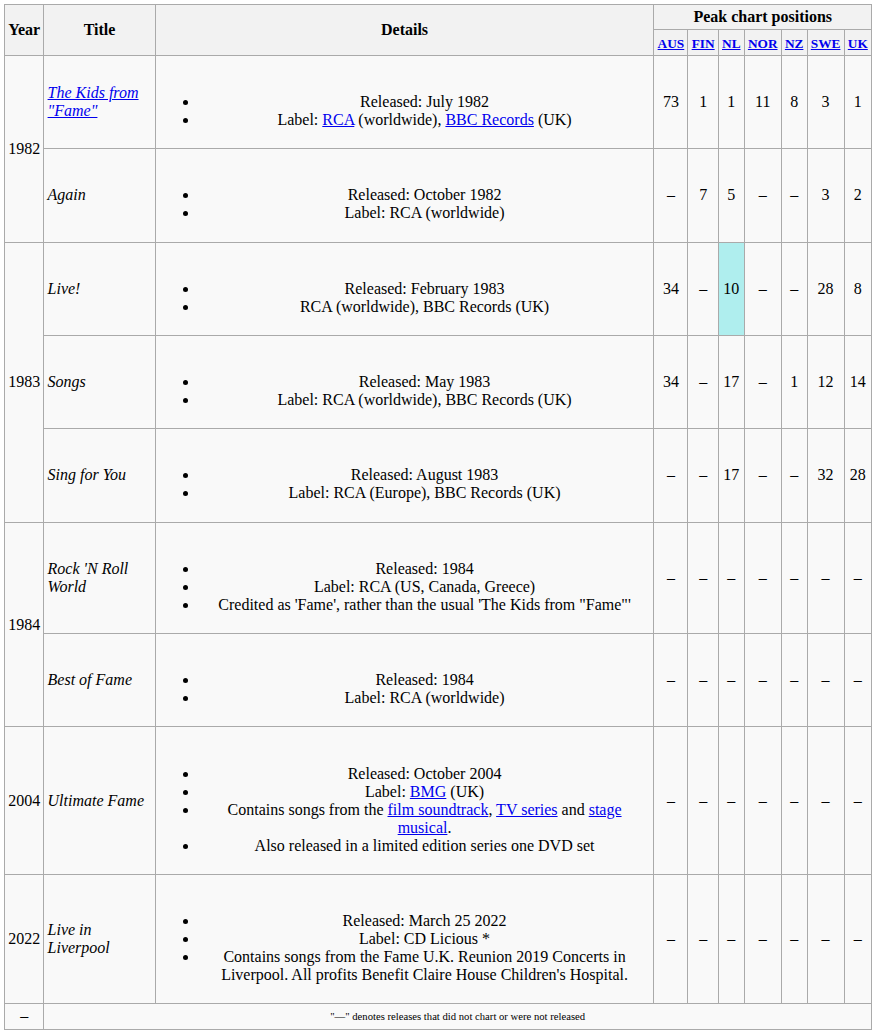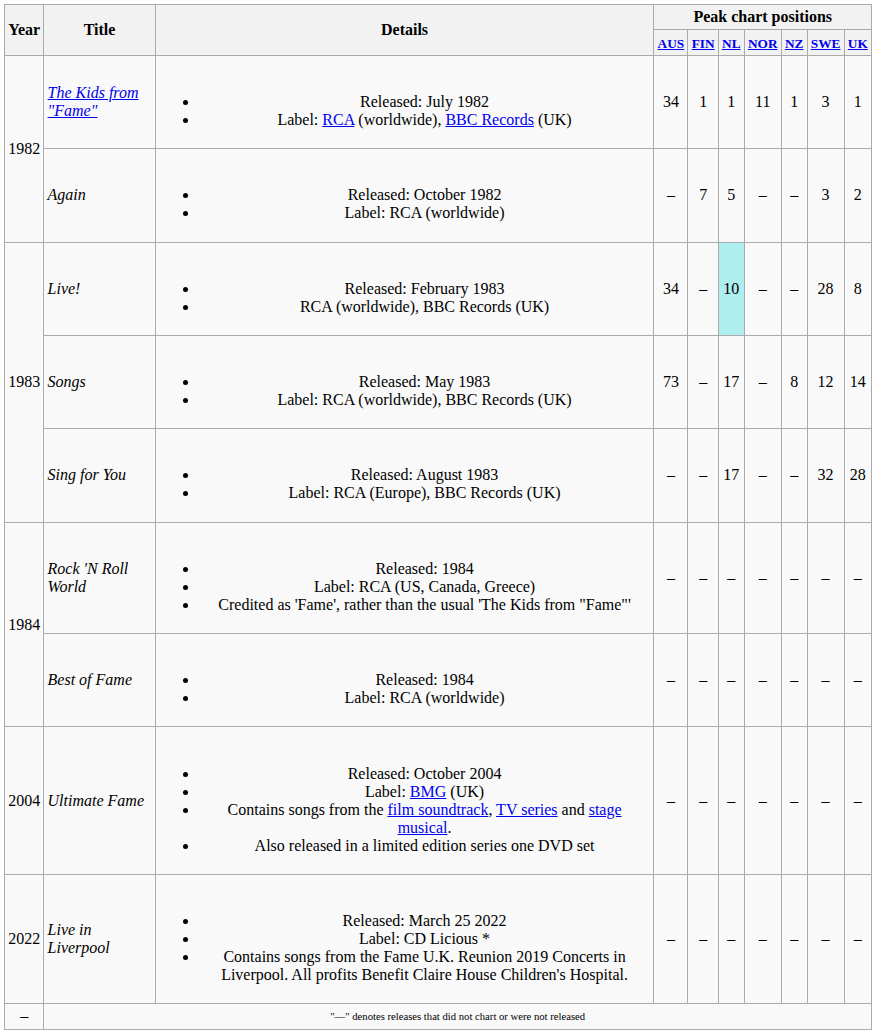(671, 101) 73 -> (671, 101) 34
(794, 101) 8 -> (794, 101) 1
(671, 382) 34 -> (671, 382) 73
(794, 382) 1 -> (794, 382) 8
